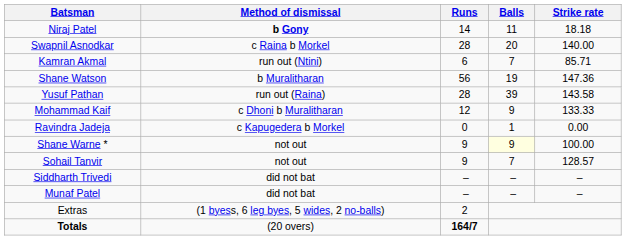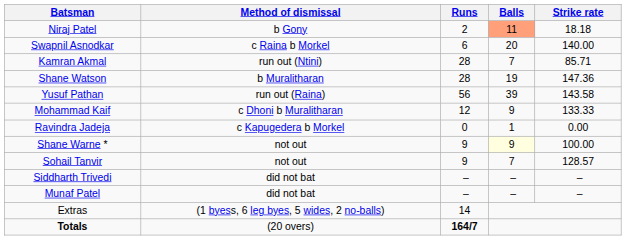(291, 29) bold -> (291, 29) normal
(465, 29) 14 -> (465, 29) 2
(512, 29) no background -> (512, 29) lightsalmon background
(465, 45) 28 -> (465, 45) 6
(465, 62) 6 -> (465, 62) 28
(465, 78) 56 -> (465, 78) 28
(465, 95) 28 -> (465, 95) 56
(465, 210) 2 -> (465, 210) 14
